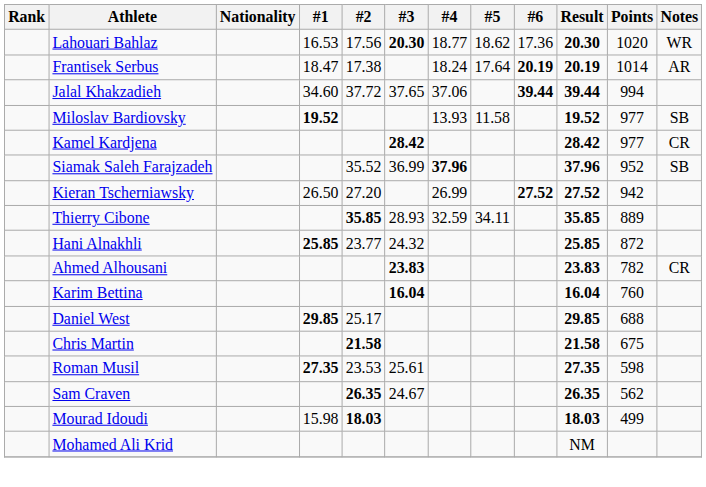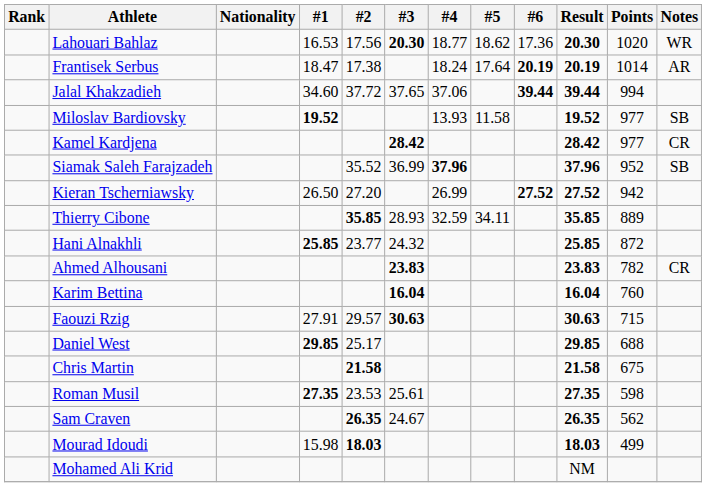+ row: (91, 318)
